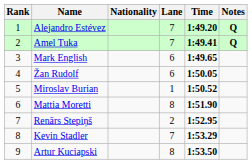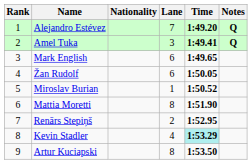(172, 43) 7 -> (172, 43) 3
(172, 136) 7 -> (172, 136) 4
(202, 136) no background -> (202, 136) paleturquoise background
